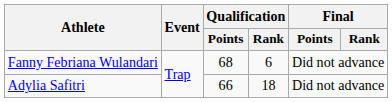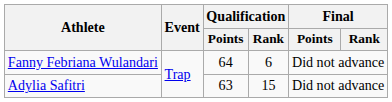(226, 62) 68 -> (226, 62) 64
(226, 85) 66 -> (226, 85) 63
(268, 85) 18 -> (268, 85) 15
